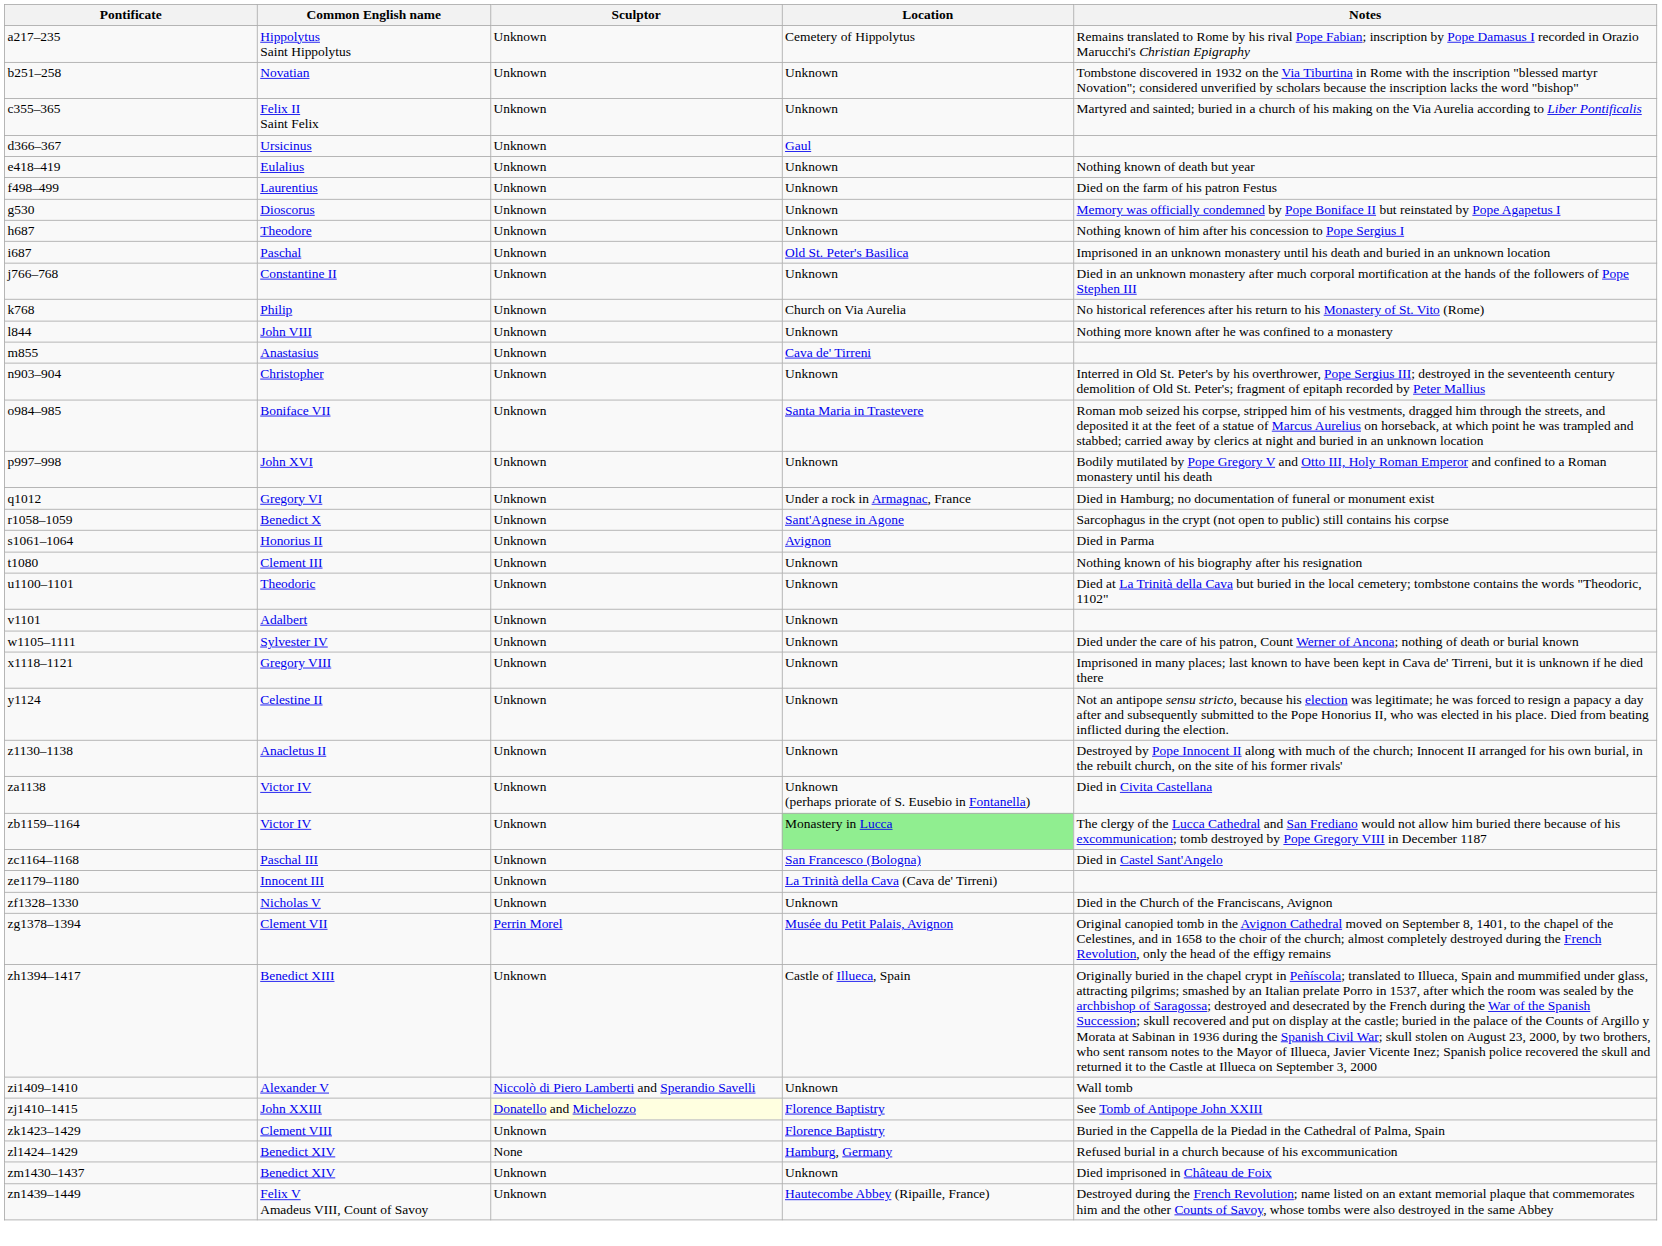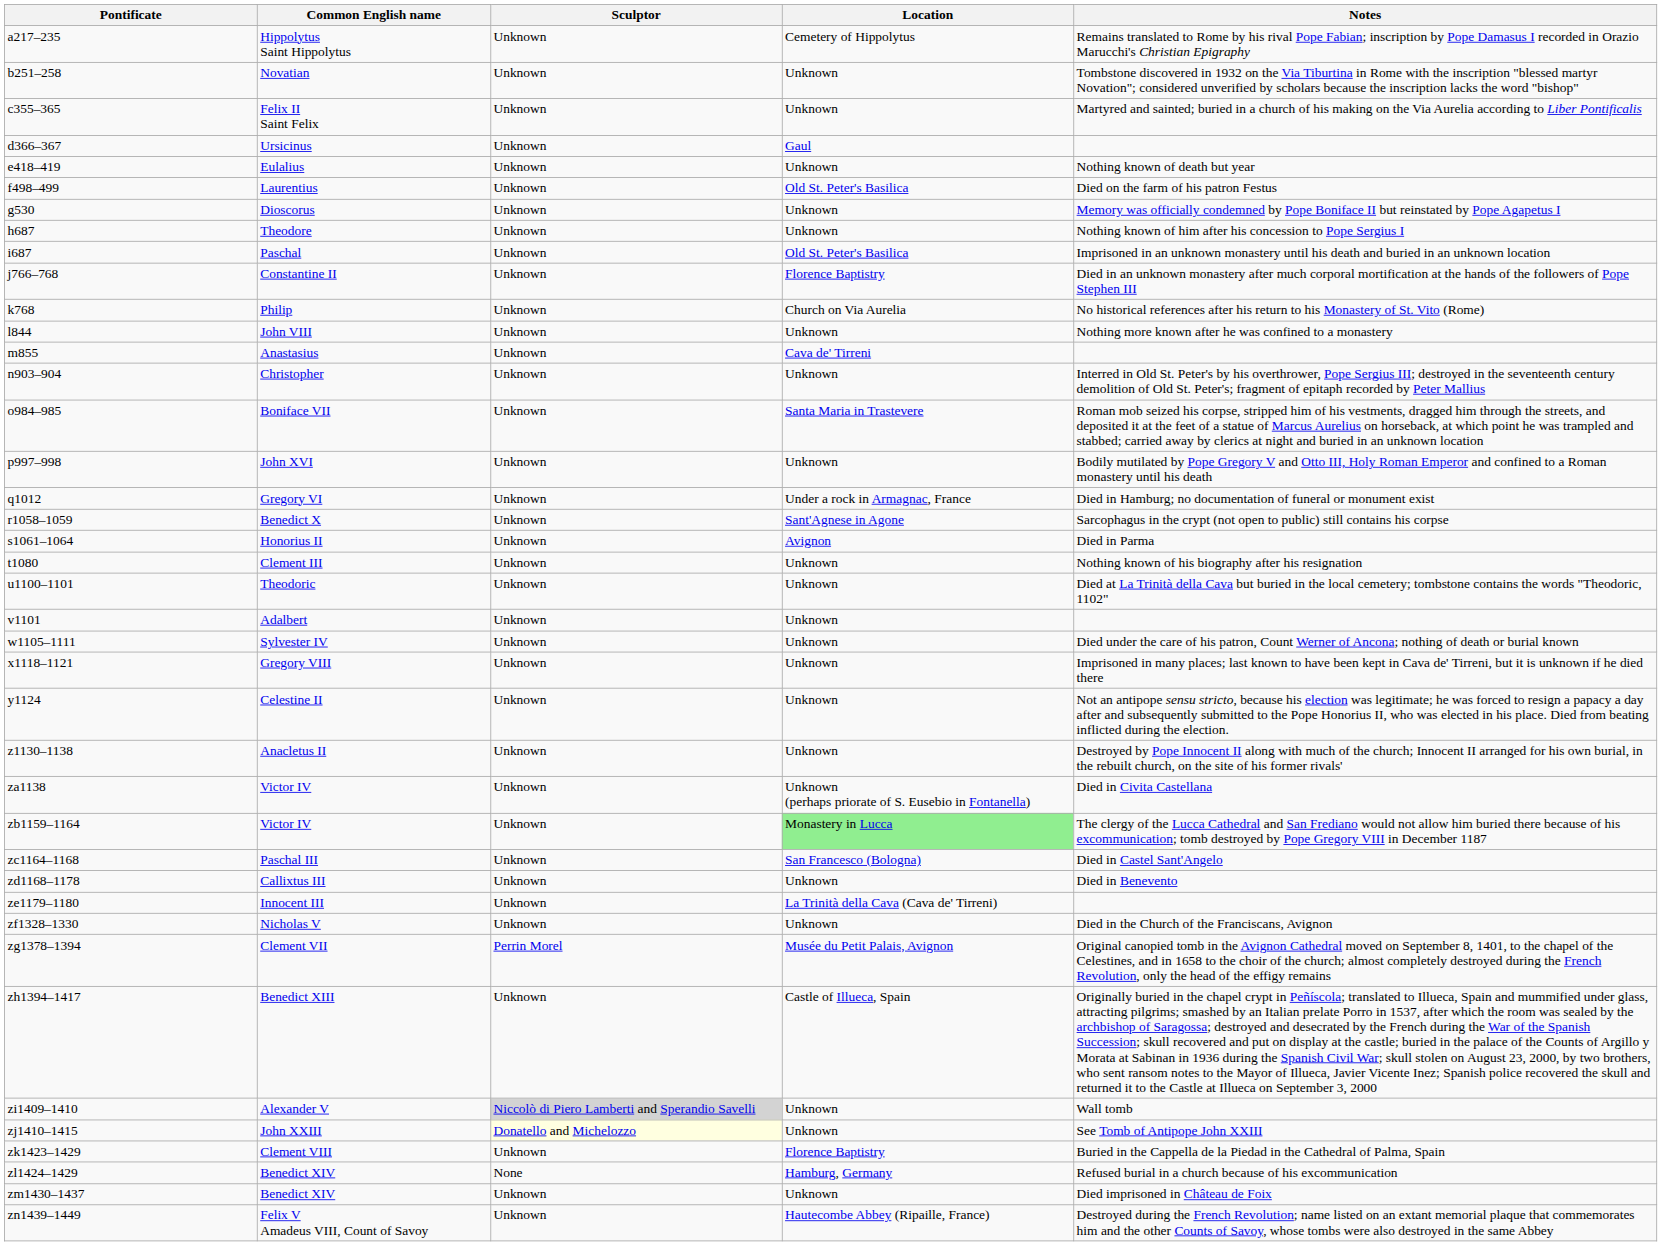(812, 188) Unknown -> (847, 188) Old St. Peter's Basilica
(812, 273) Unknown -> (835, 273) Florence Baptistry
+ row: (44, 881)
(624, 1087) no background -> (624, 1108) lightgrey background
(835, 1108) Florence Baptistry -> (812, 1130) Unknown
